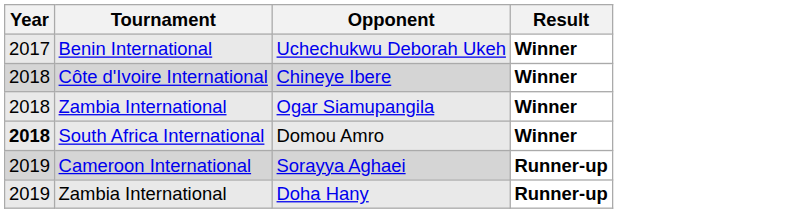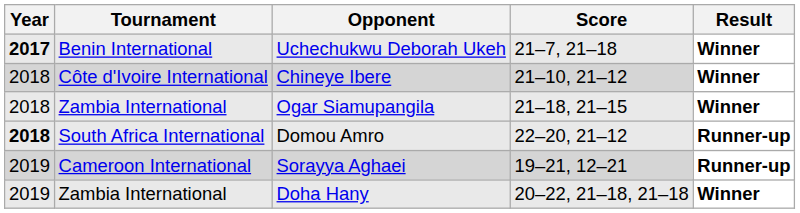+ column: (602, 20)
(29, 49) normal -> (29, 49) bold
(546, 136) Winner -> (744, 136) Runner-up
(561, 194) Runner-up -> (728, 194) Winner
